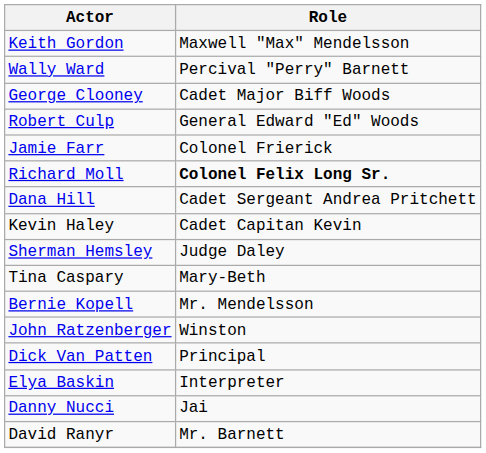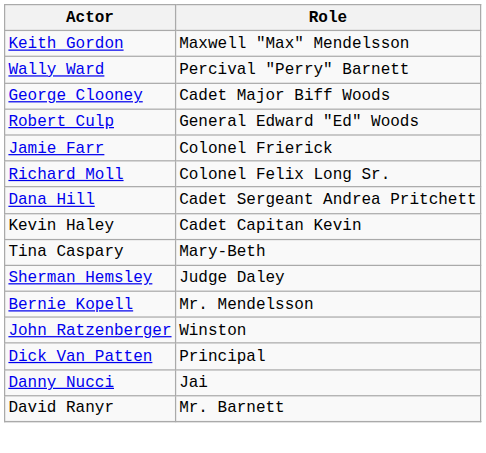(285, 174) bold -> (285, 174) normal
rows swapped: (66, 278) <-> (80, 252)
- row: (61, 382)
